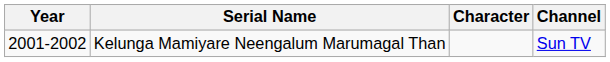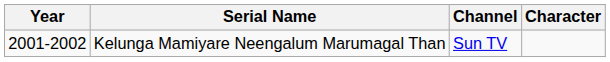columns swapped: (491, 17) <-> (569, 17)
